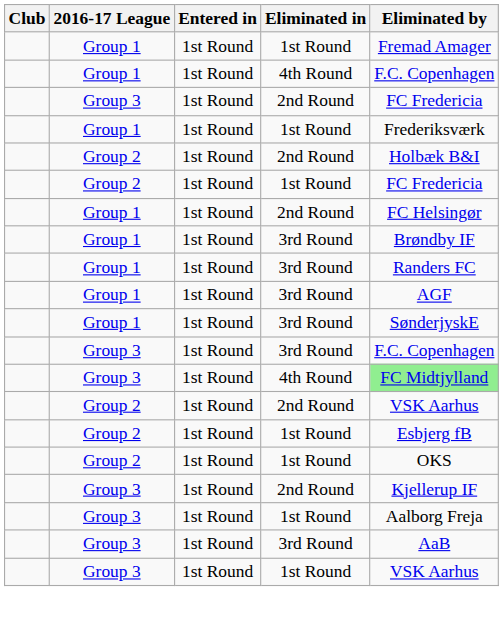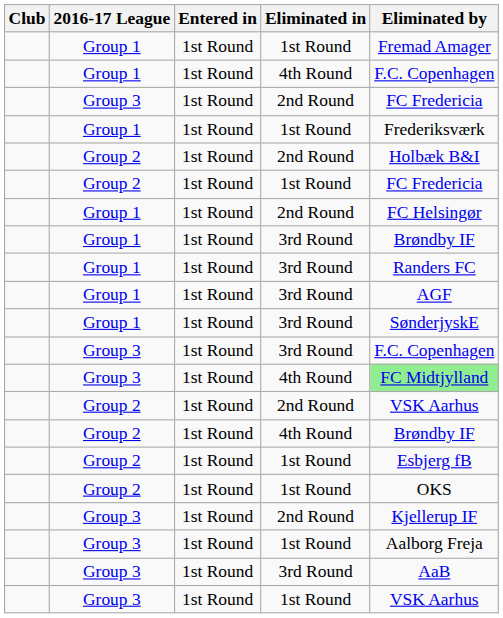+ row: (112, 433)
